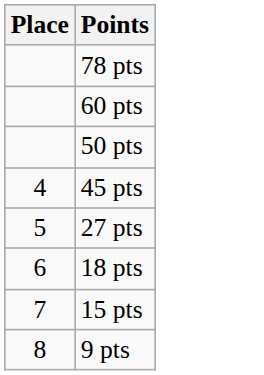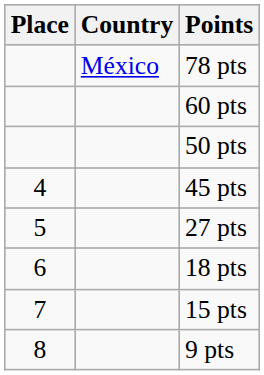+ column: (127, 24)
